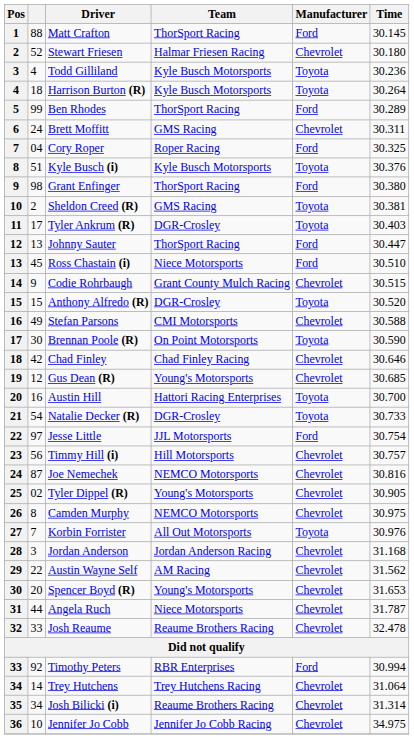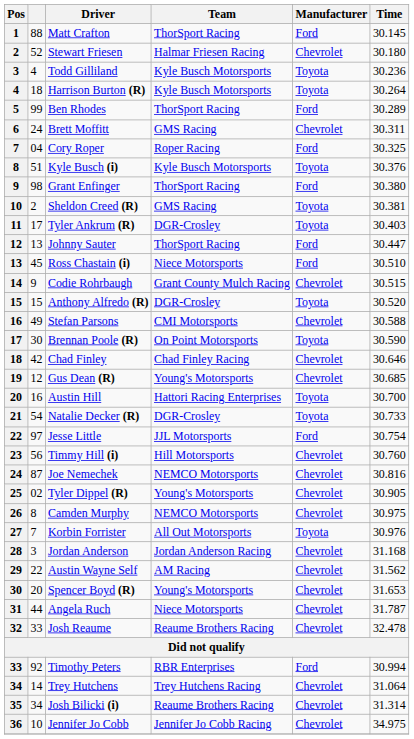(389, 455) 30.757 -> (389, 455) 30.760
